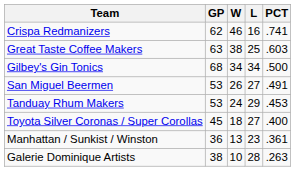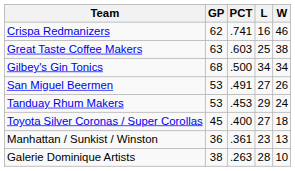columns swapped: (236, 13) <-> (277, 13)
